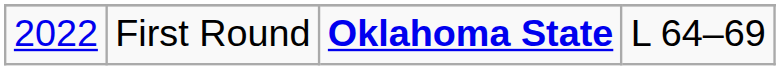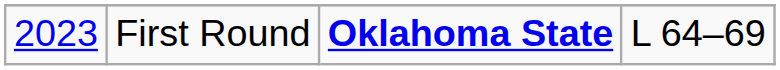(56, 34) 2022 -> (56, 34) 2023
